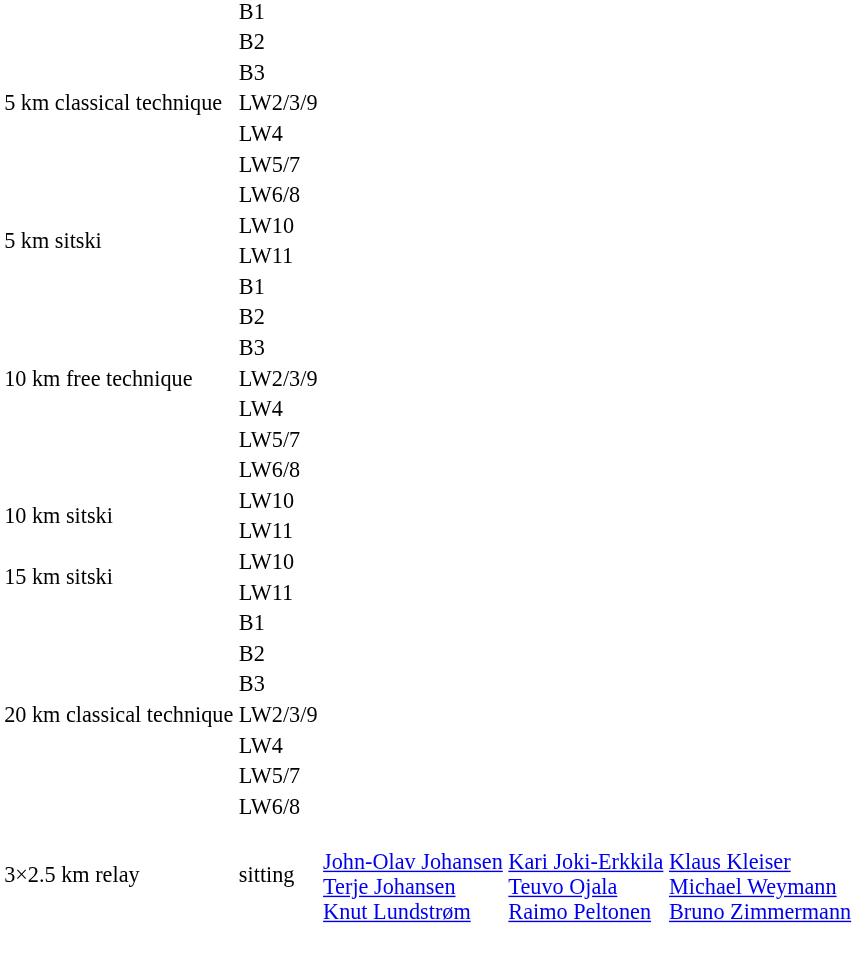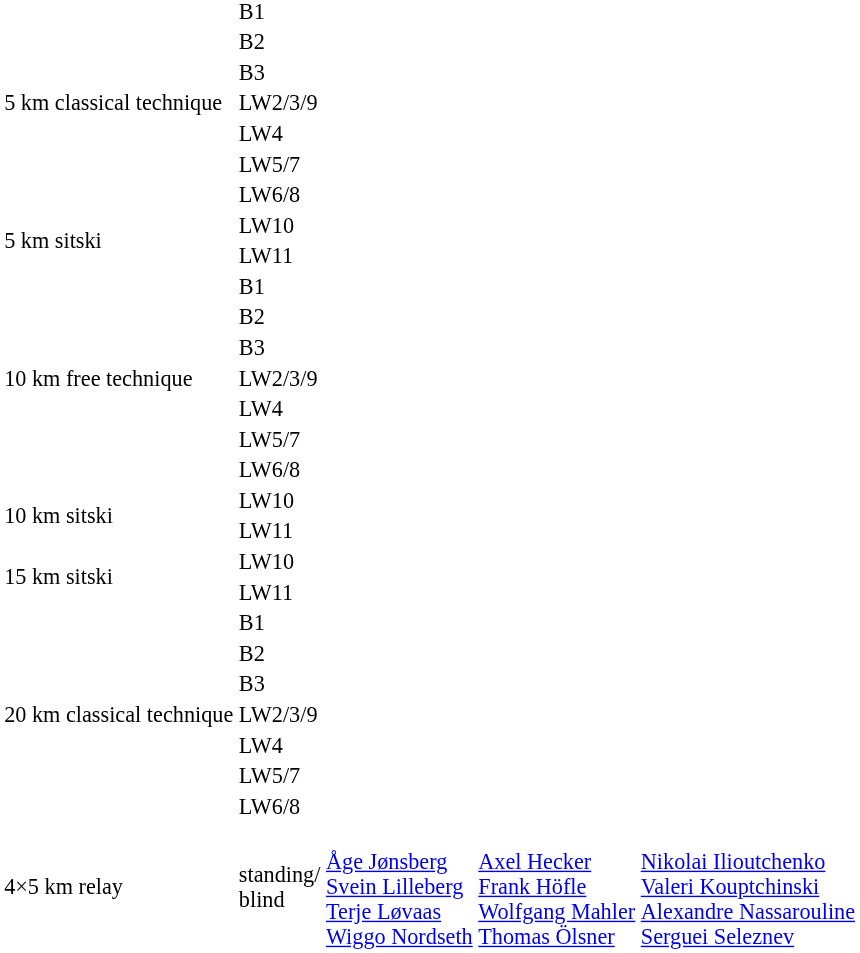- row: (72, 874)
+ row: (64, 887)
